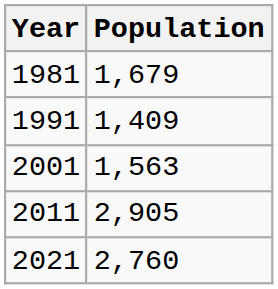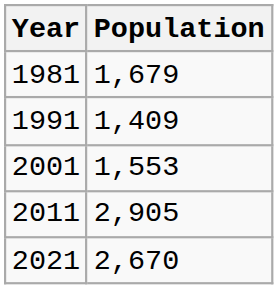(137, 167) 1,563 -> (137, 167) 1,553
(137, 260) 2,760 -> (137, 260) 2,670
